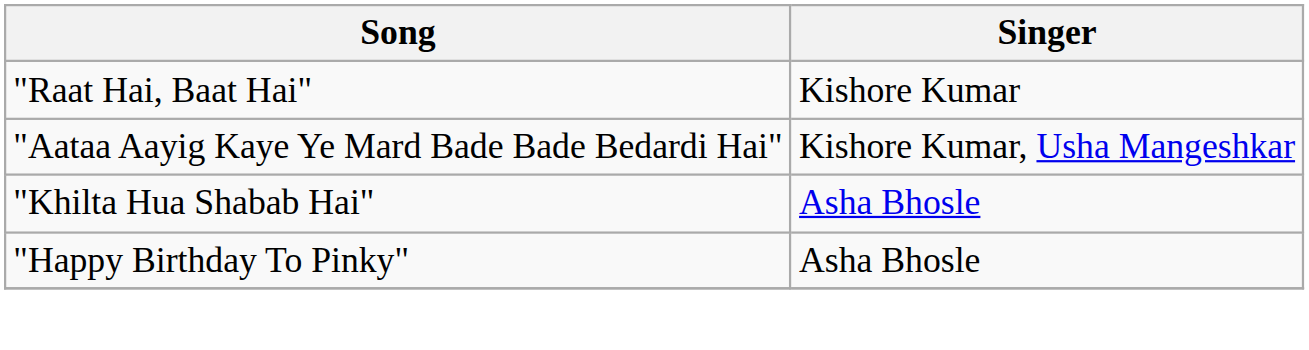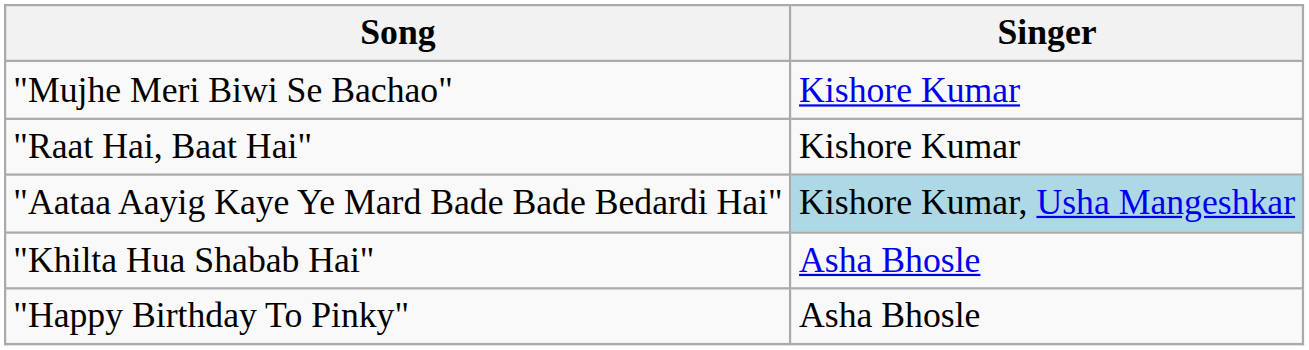+ row: (233, 89)
(1047, 145) no background -> (1047, 202) lightblue background
